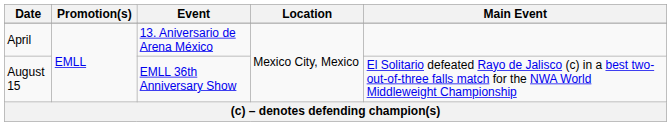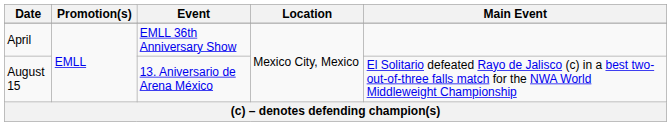(188, 39) 13. Aniversario de Arena México -> (188, 39) EMLL 36th Anniversary Show
(188, 79) EMLL 36th Anniversary Show -> (188, 79) 13. Aniversario de Arena México
